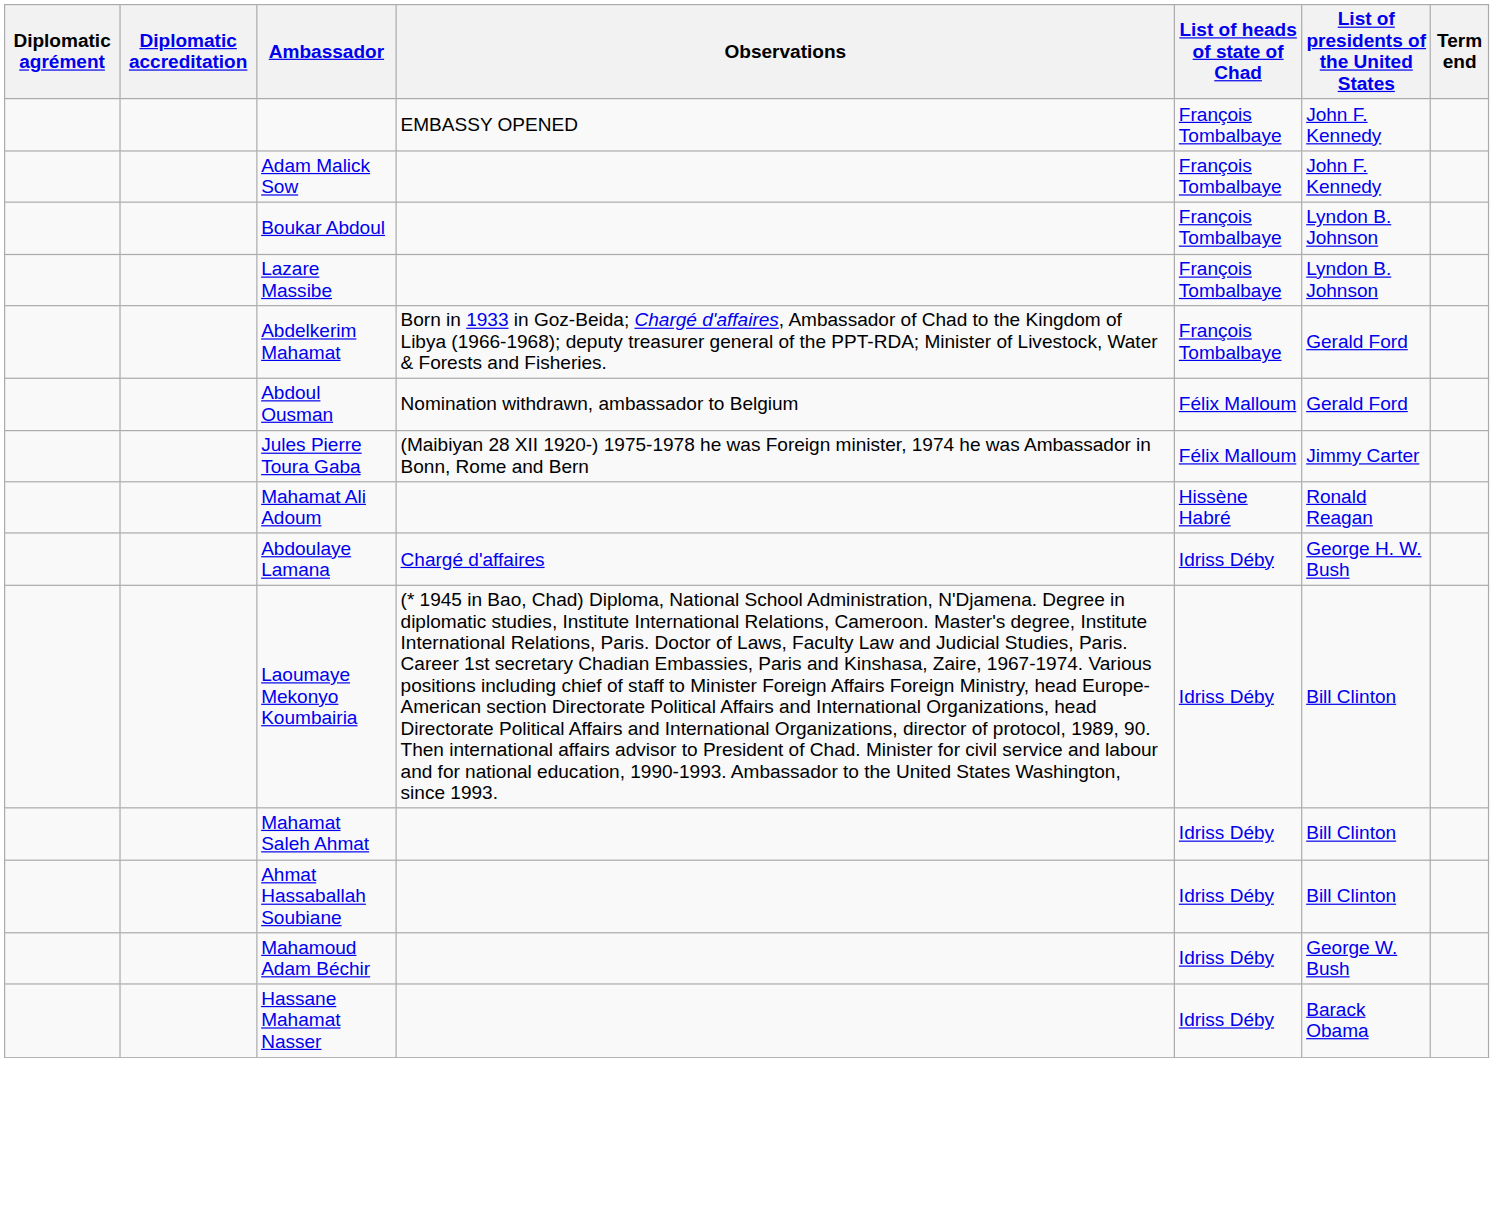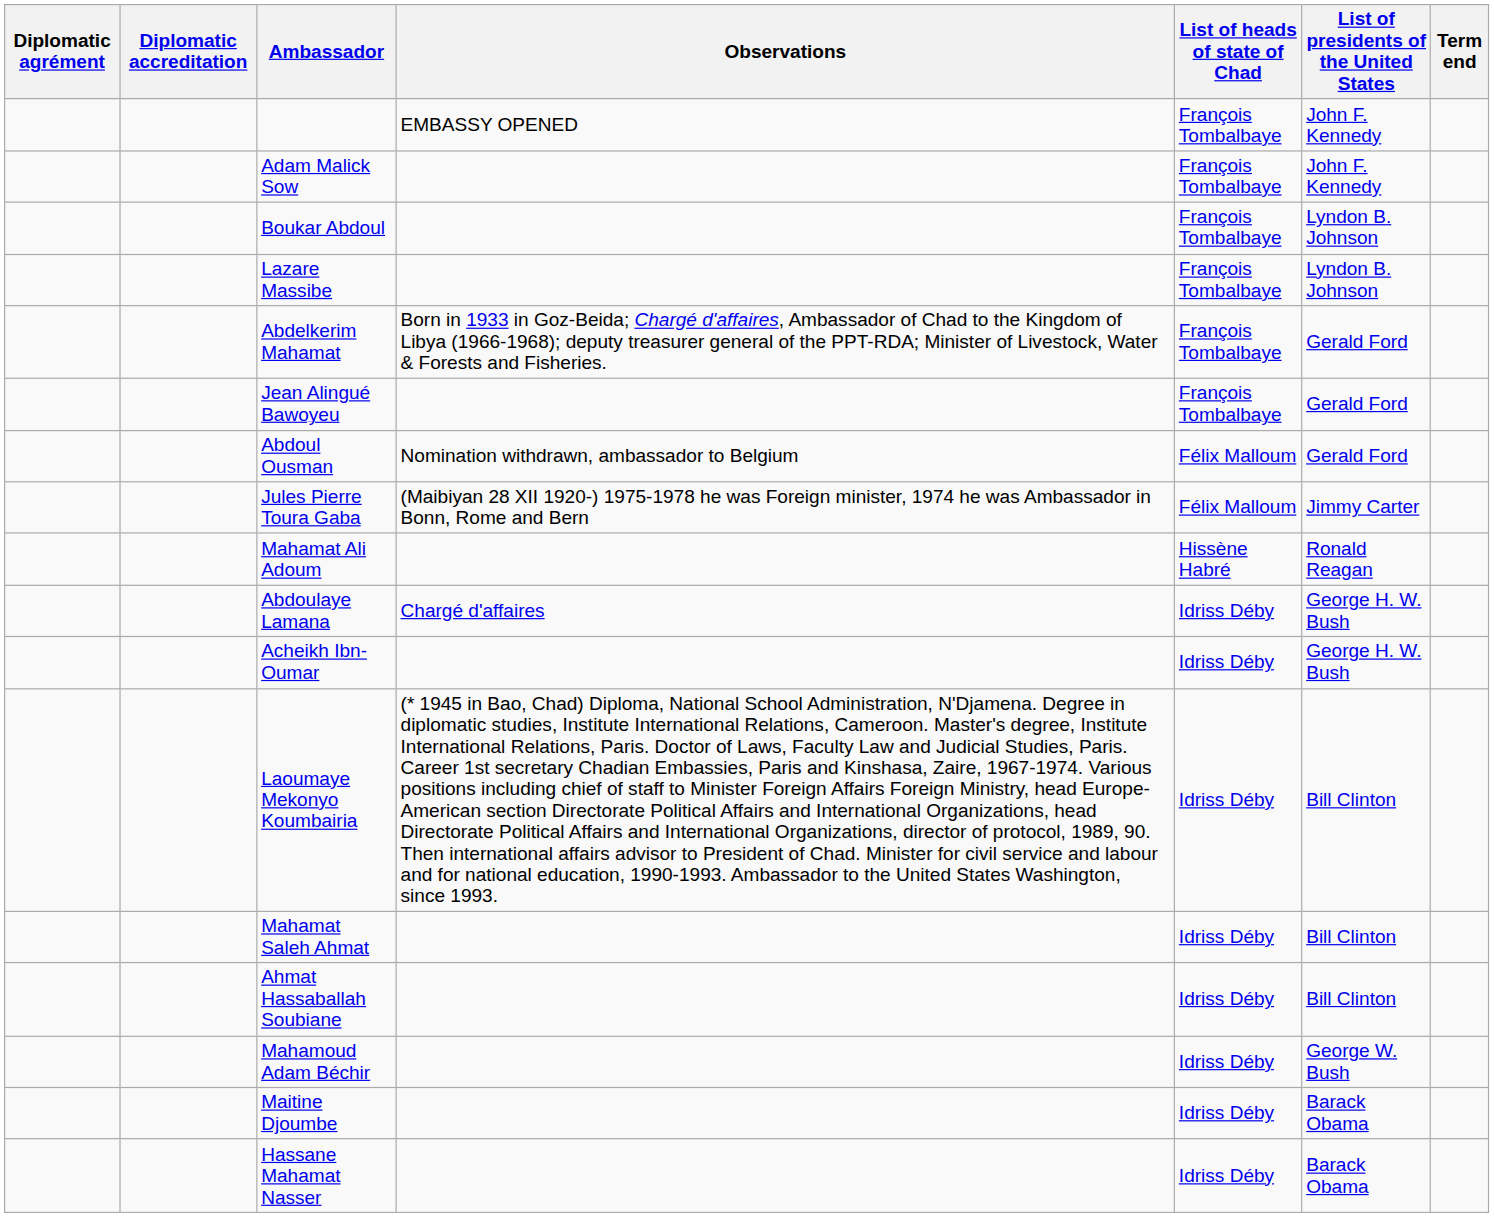+ row: (316, 404)
+ row: (314, 662)
+ row: (299, 1113)
